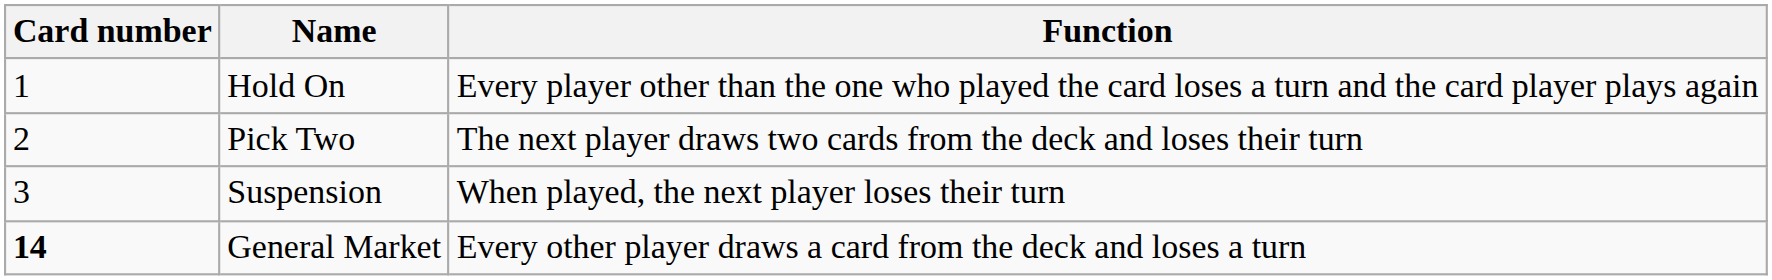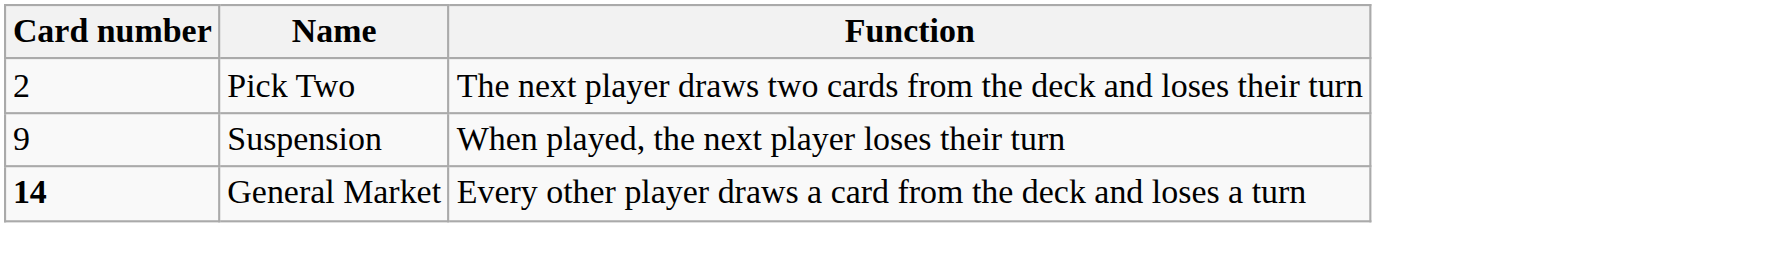- row: (286, 85)
(21, 192) 3 -> (21, 138) 9
